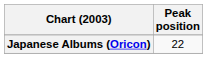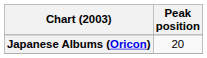(178, 44) 22 -> (178, 44) 20
